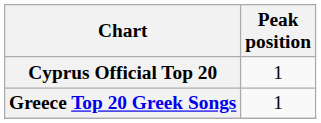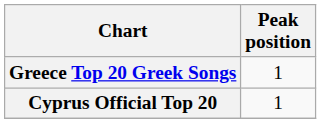rows swapped: (123, 72) <-> (123, 103)
